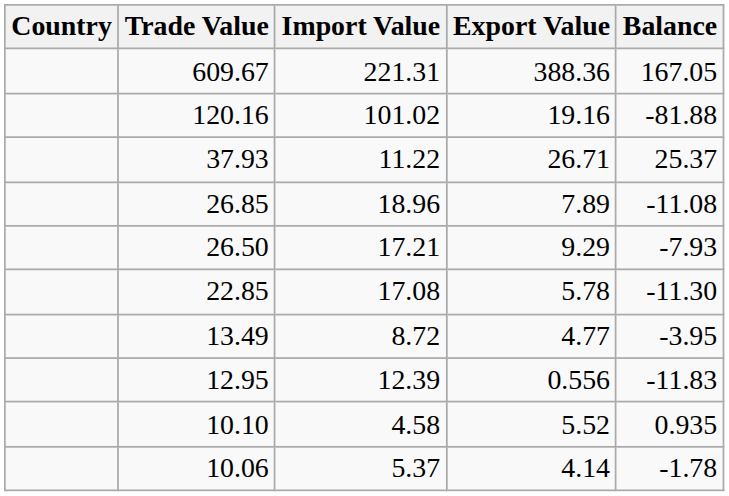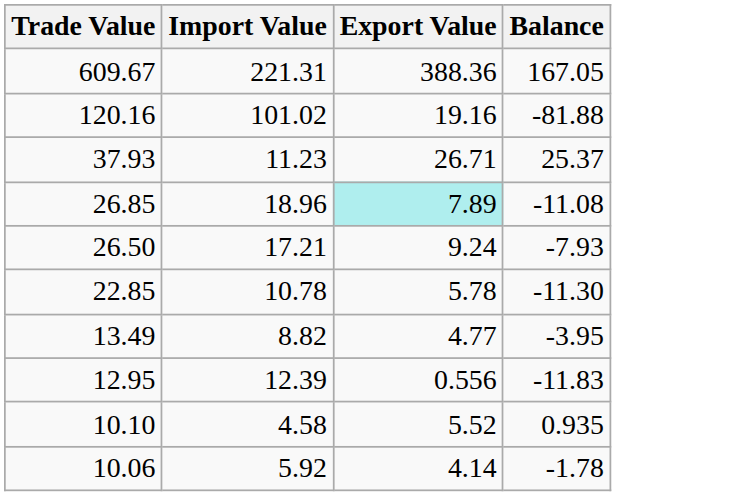- column: (62, 26)
(409, 159) 11.22 -> (296, 159) 11.23
(586, 203) no background -> (472, 203) paleturquoise background
(586, 247) 9.29 -> (472, 247) 9.24
(409, 291) 17.08 -> (295, 291) 10.78
(416, 335) 8.72 -> (302, 335) 8.82
(416, 468) 5.37 -> (302, 468) 5.92
